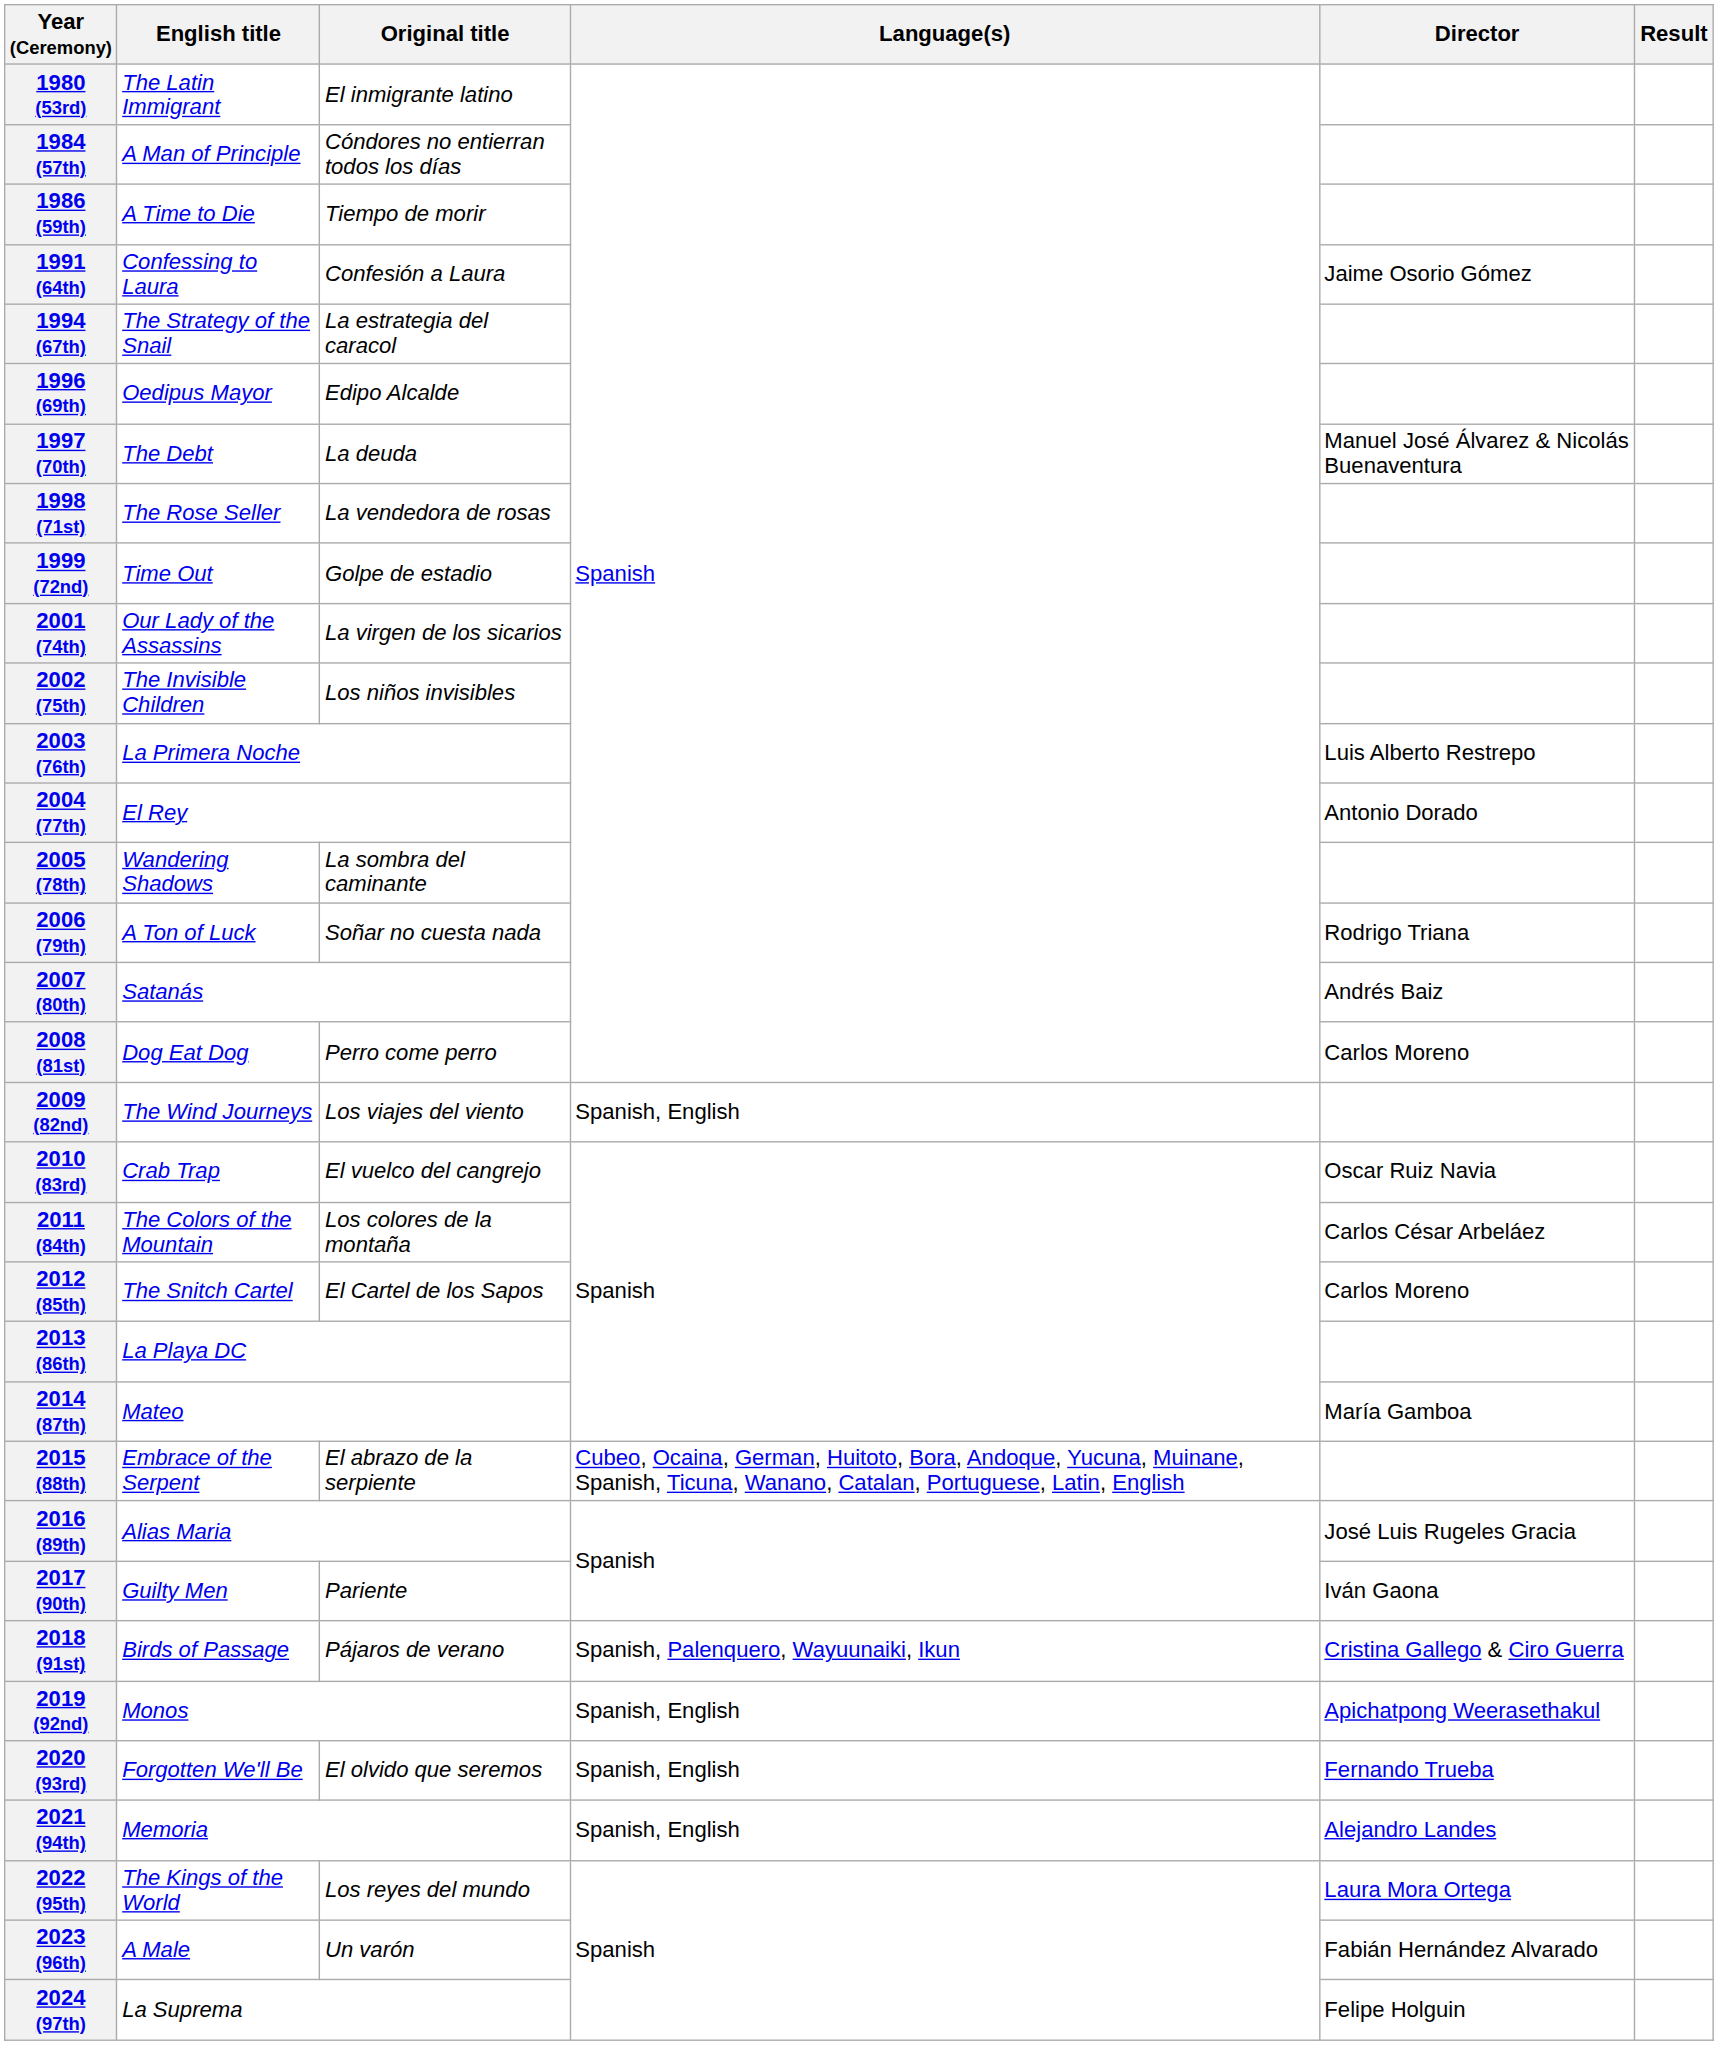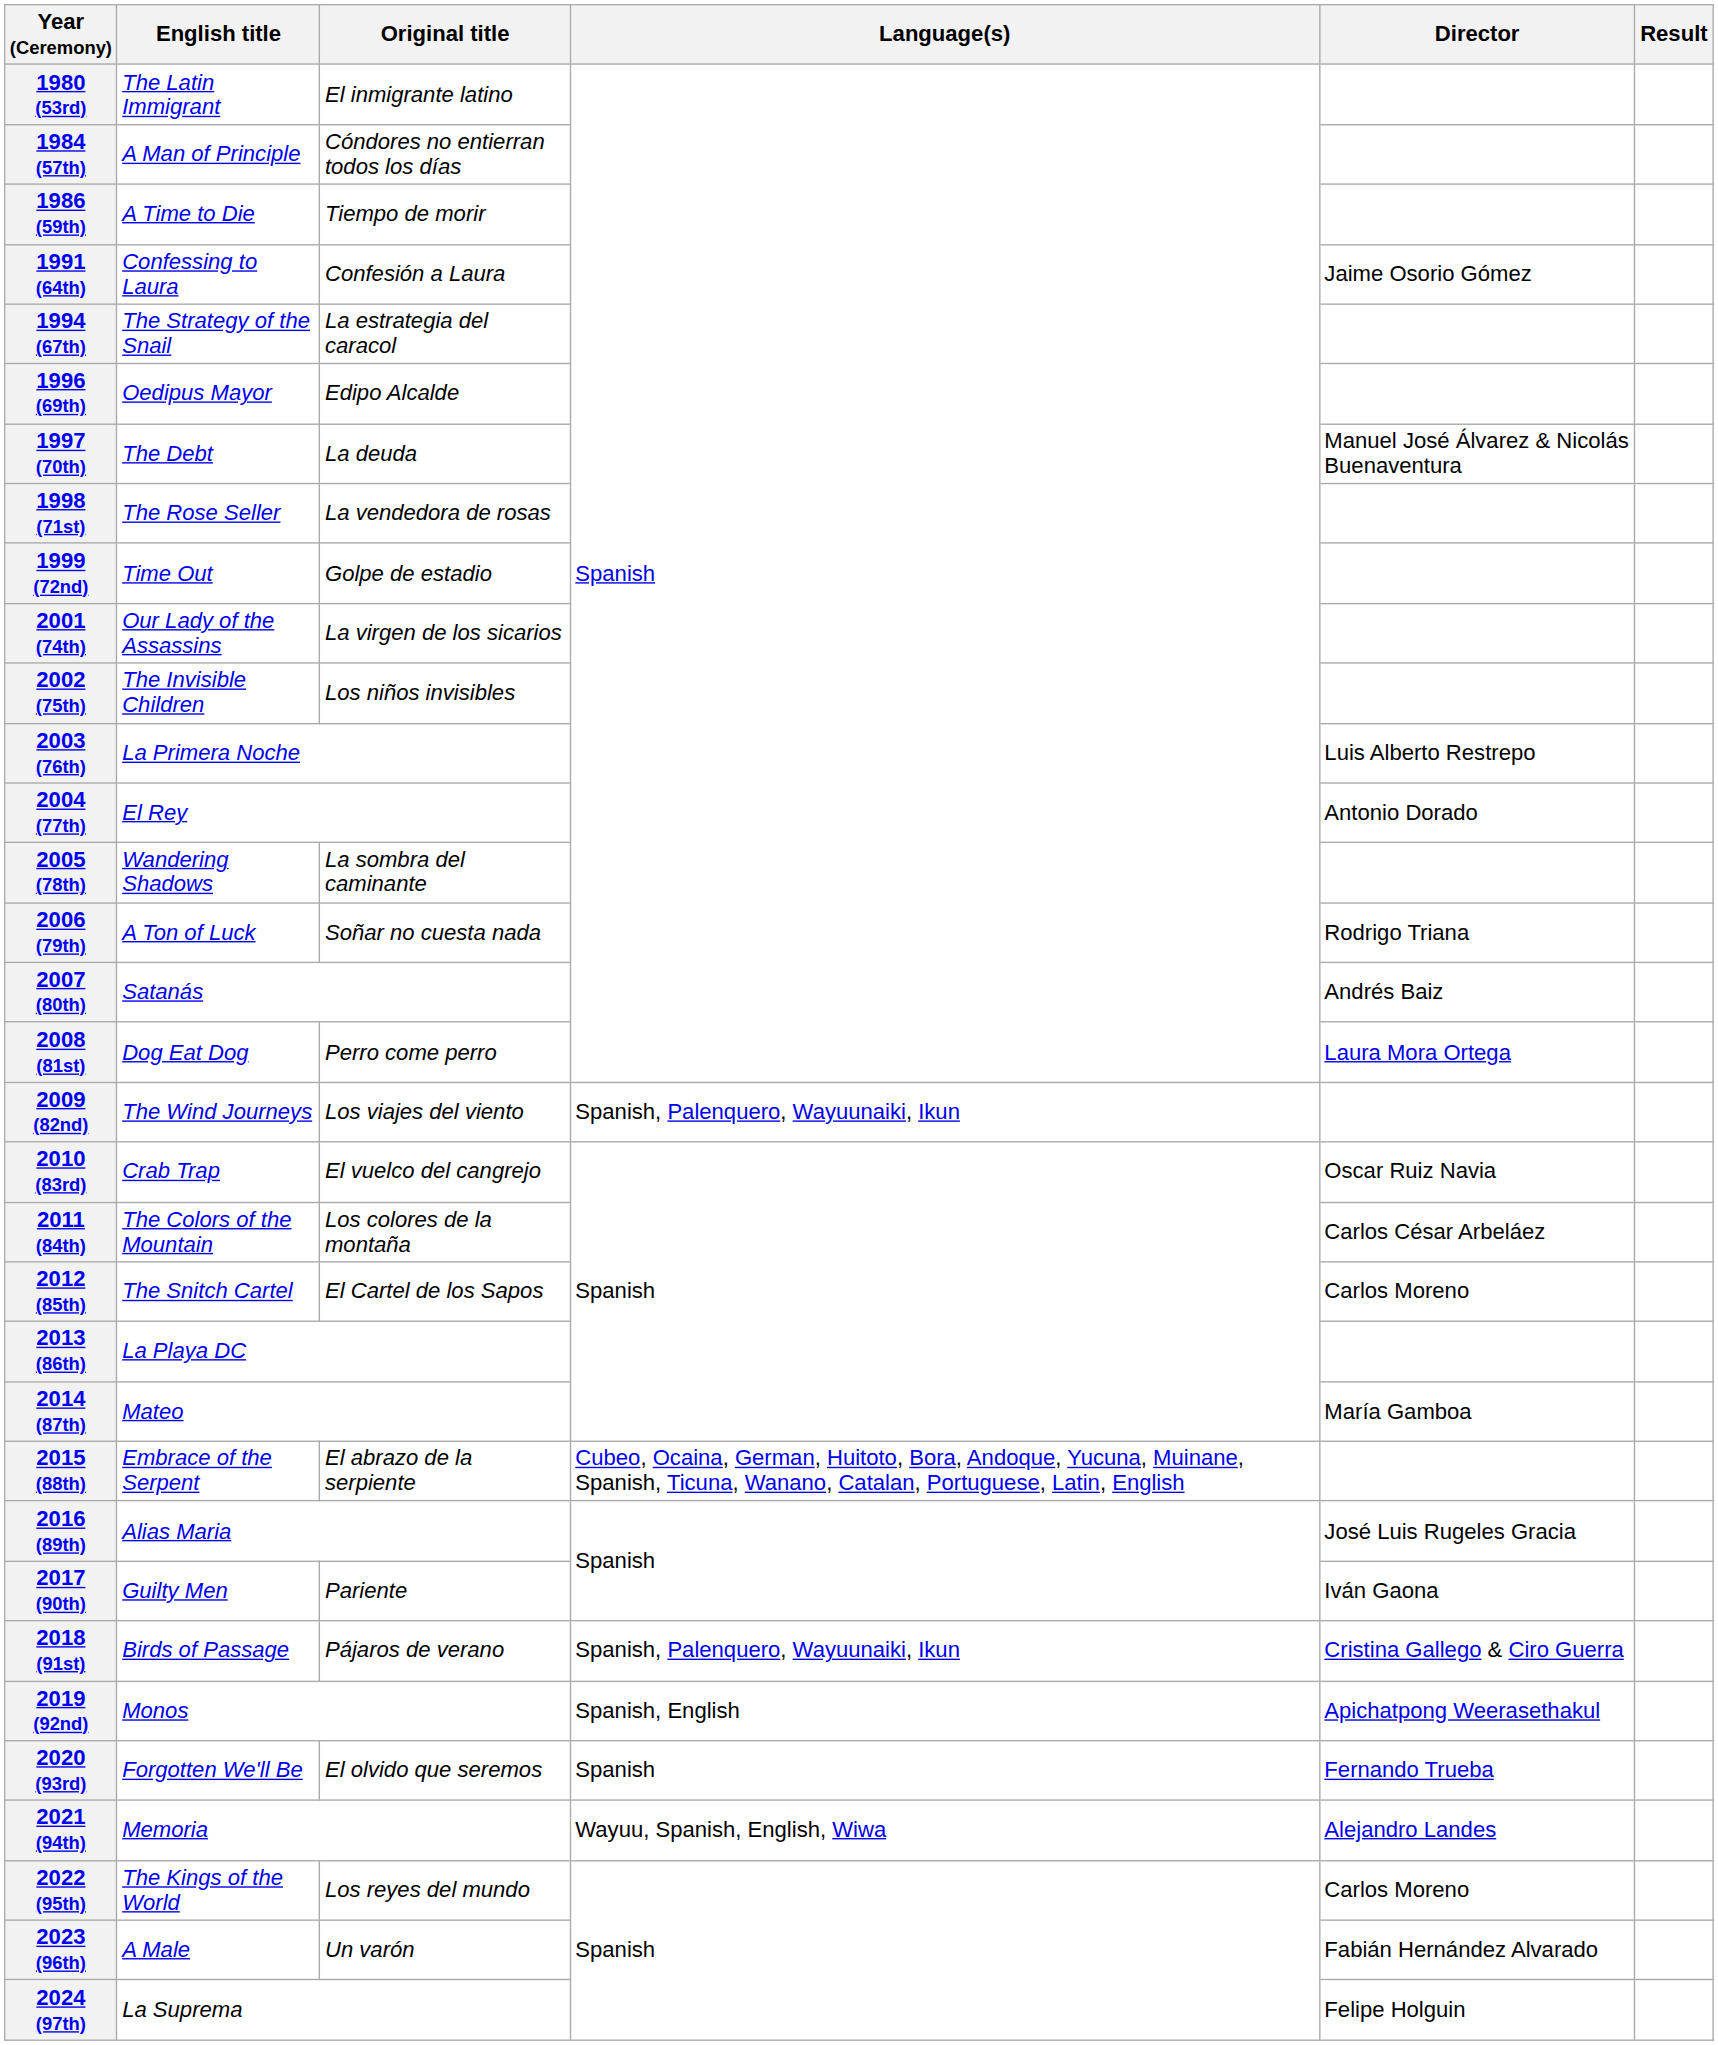(1397, 1052) Carlos Moreno -> (1418, 1052) Laura Mora Ortega
(658, 1111) Spanish, English -> (768, 1111) Spanish, Palenquero, Wayuunaiki, Ikun
(658, 1770) Spanish, English -> (615, 1770) Spanish
(658, 1830) Spanish, English -> (731, 1830) Wayuu, Spanish, English, Wiwa
(1418, 1890) Laura Mora Ortega -> (1397, 1890) Carlos Moreno
